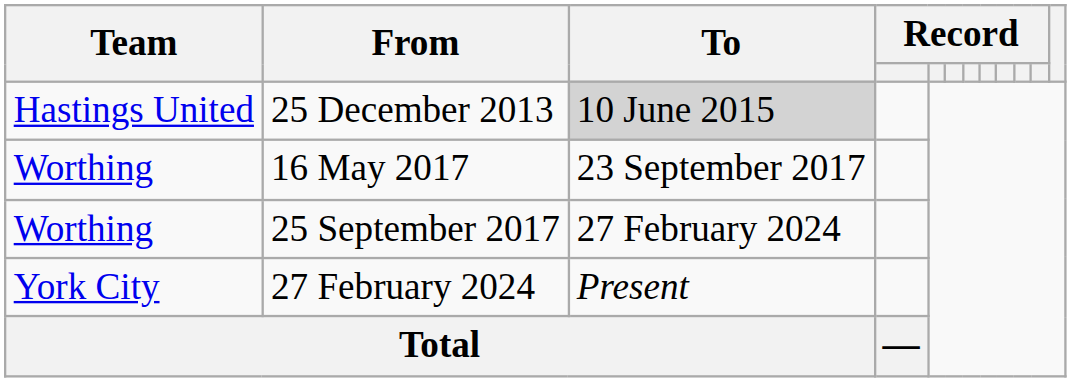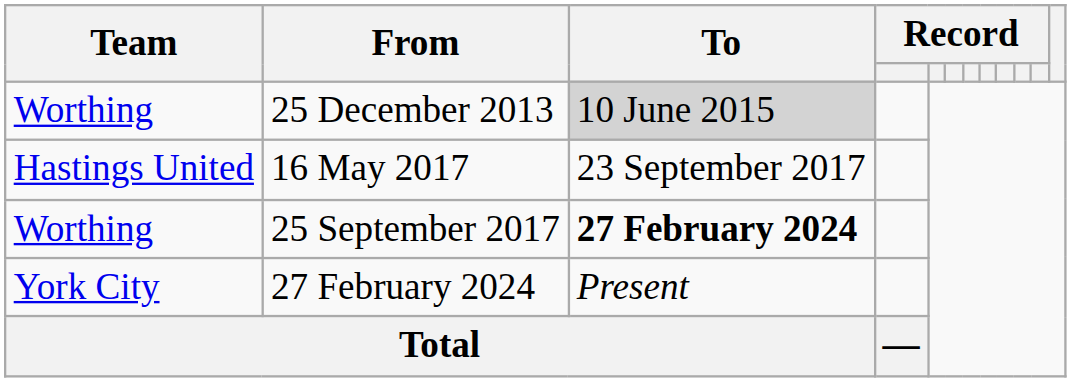(134, 109) Hastings United -> (83, 109) Worthing
(83, 168) Worthing -> (134, 168) Hastings United
(709, 227) normal -> (717, 227) bold
